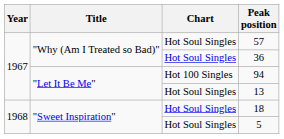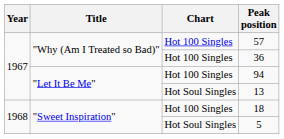(200, 41) Hot Soul Singles -> (198, 41) Hot 100 Singles
(200, 58) Hot Soul Singles -> (198, 58) Hot 100 Singles
(200, 108) Hot Soul Singles -> (198, 108) Hot 100 Singles
